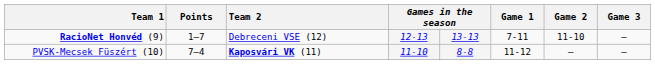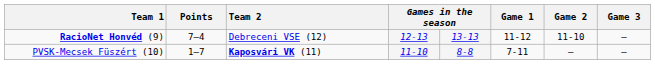(196, 37) 1–7 -> (196, 37) 7–4
(517, 37) 7-11 -> (517, 37) 11-12
(196, 52) 7–4 -> (196, 52) 1–7
(517, 52) 11-12 -> (517, 52) 7-11
